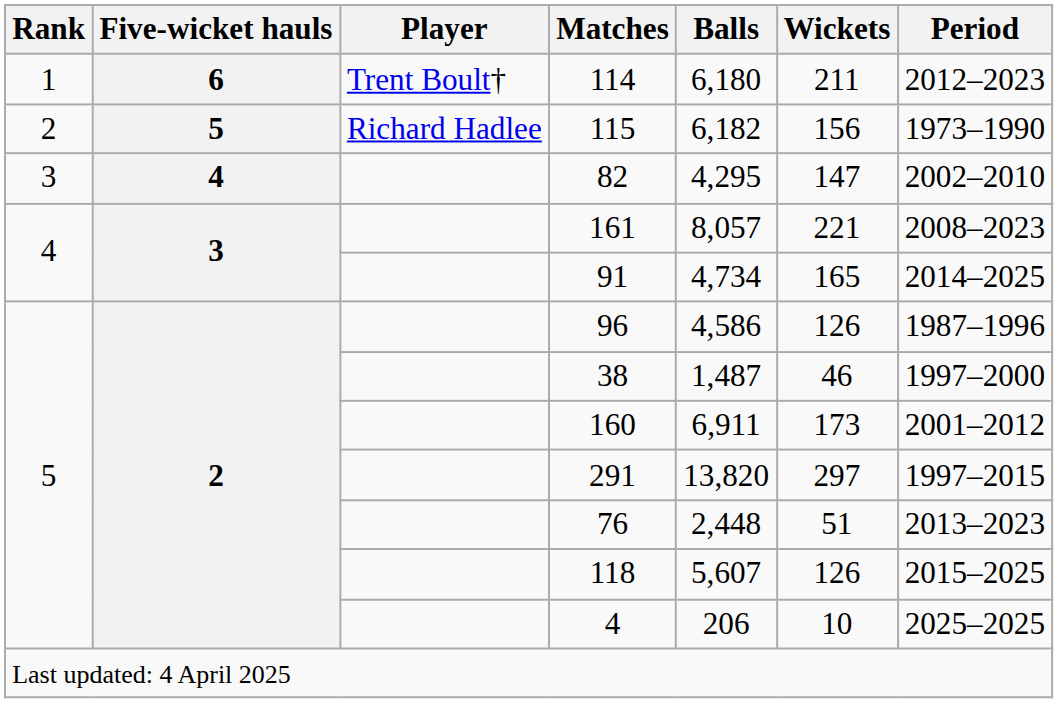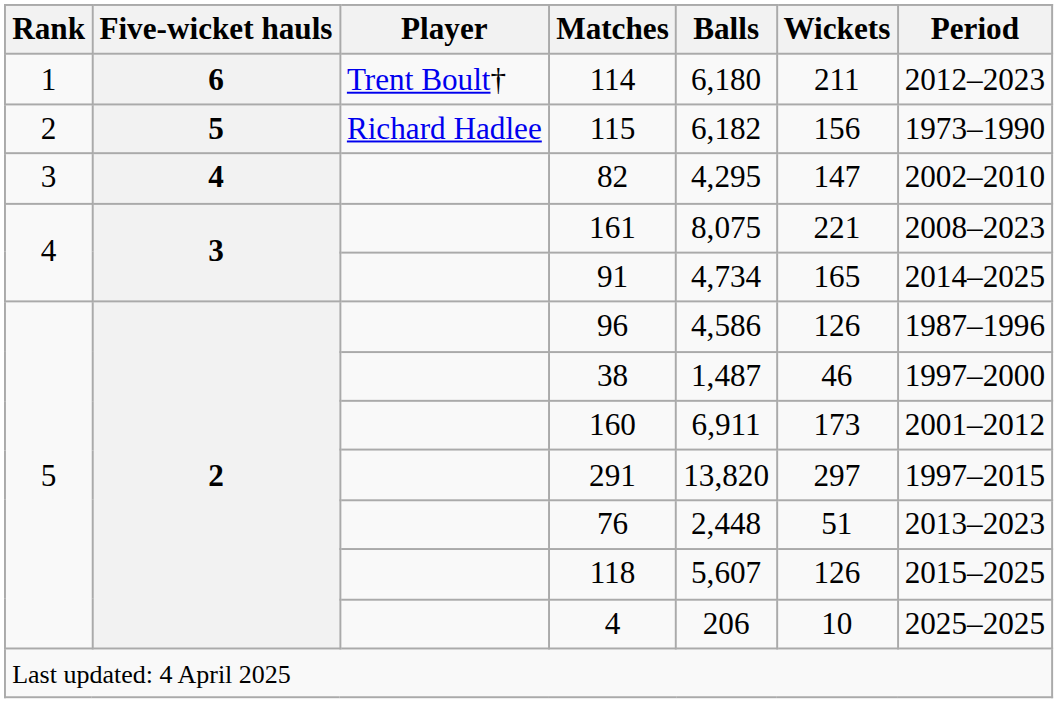(726, 227) 8,057 -> (726, 227) 8,075
